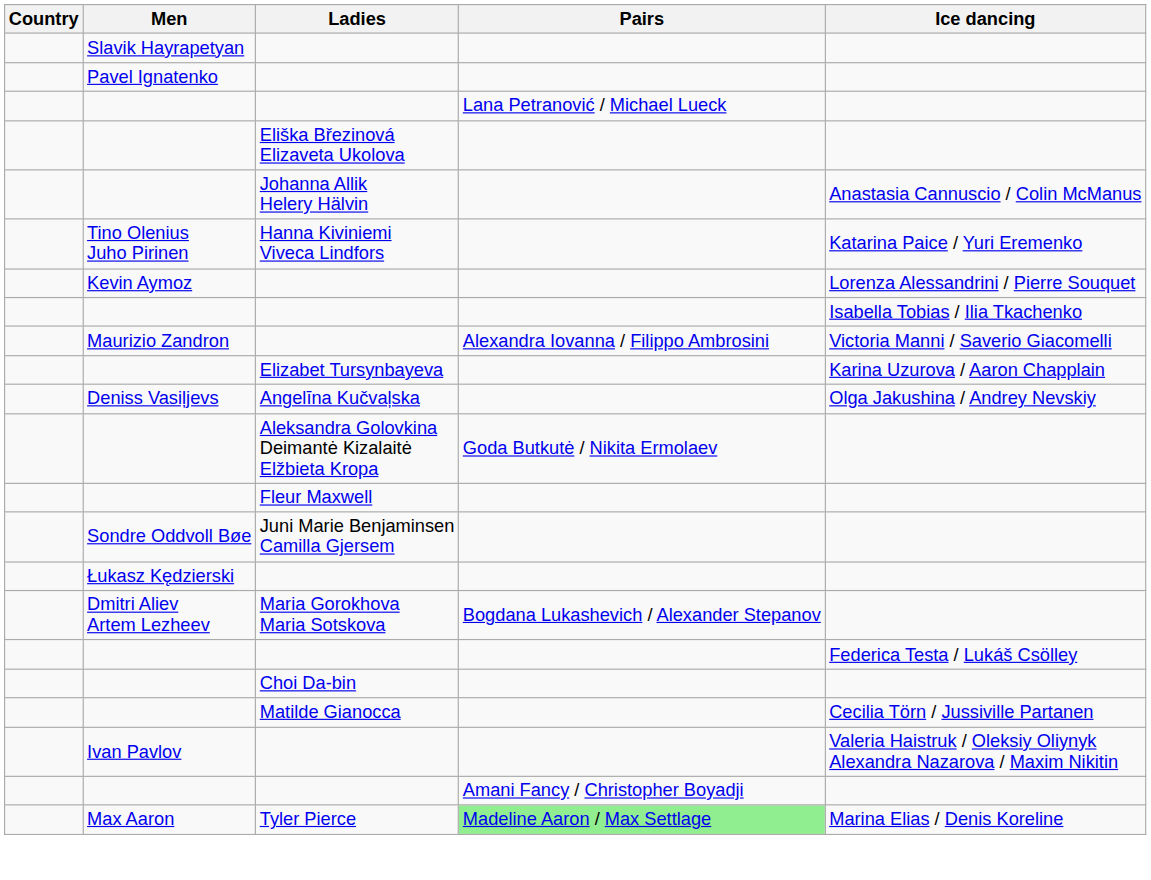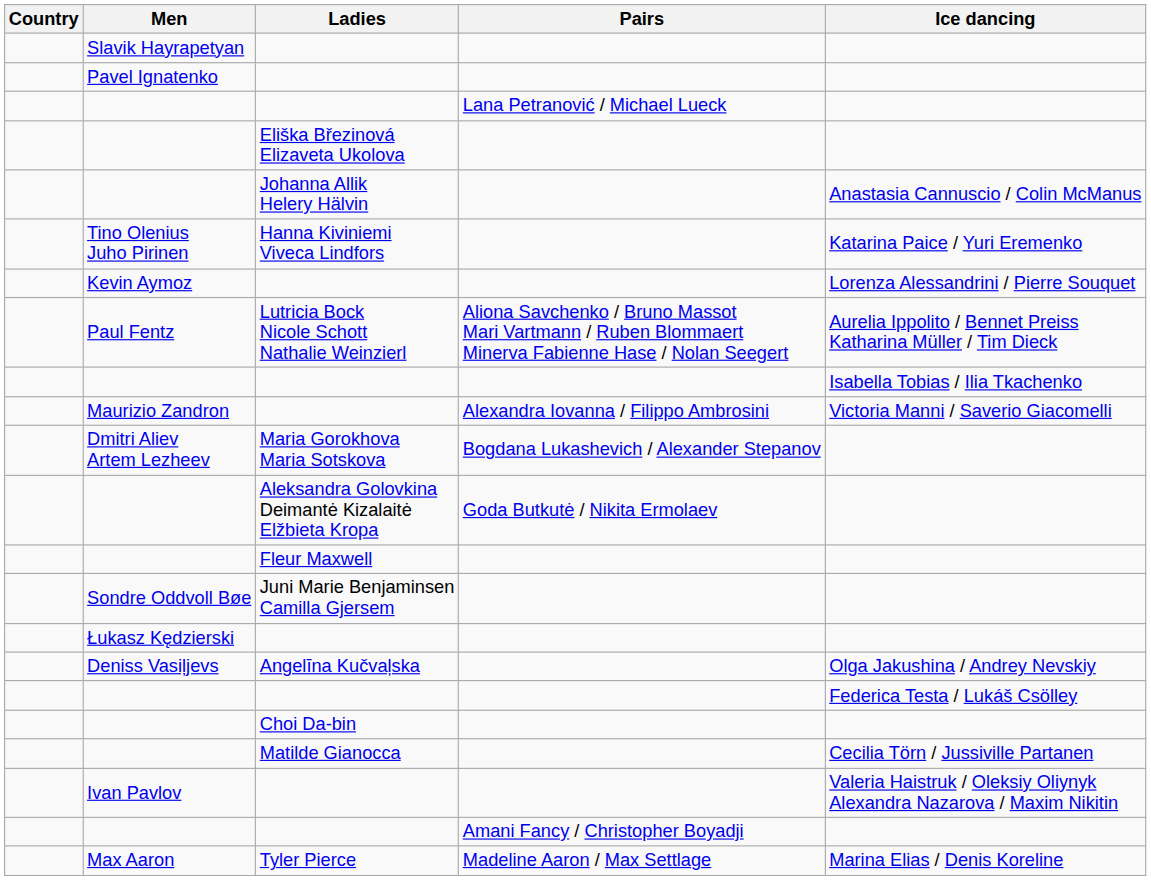+ row: (131, 332)
- row: (169, 370)
rows swapped: (153, 398) <-> (148, 615)
(587, 819) lightgreen background -> (587, 860) no background
